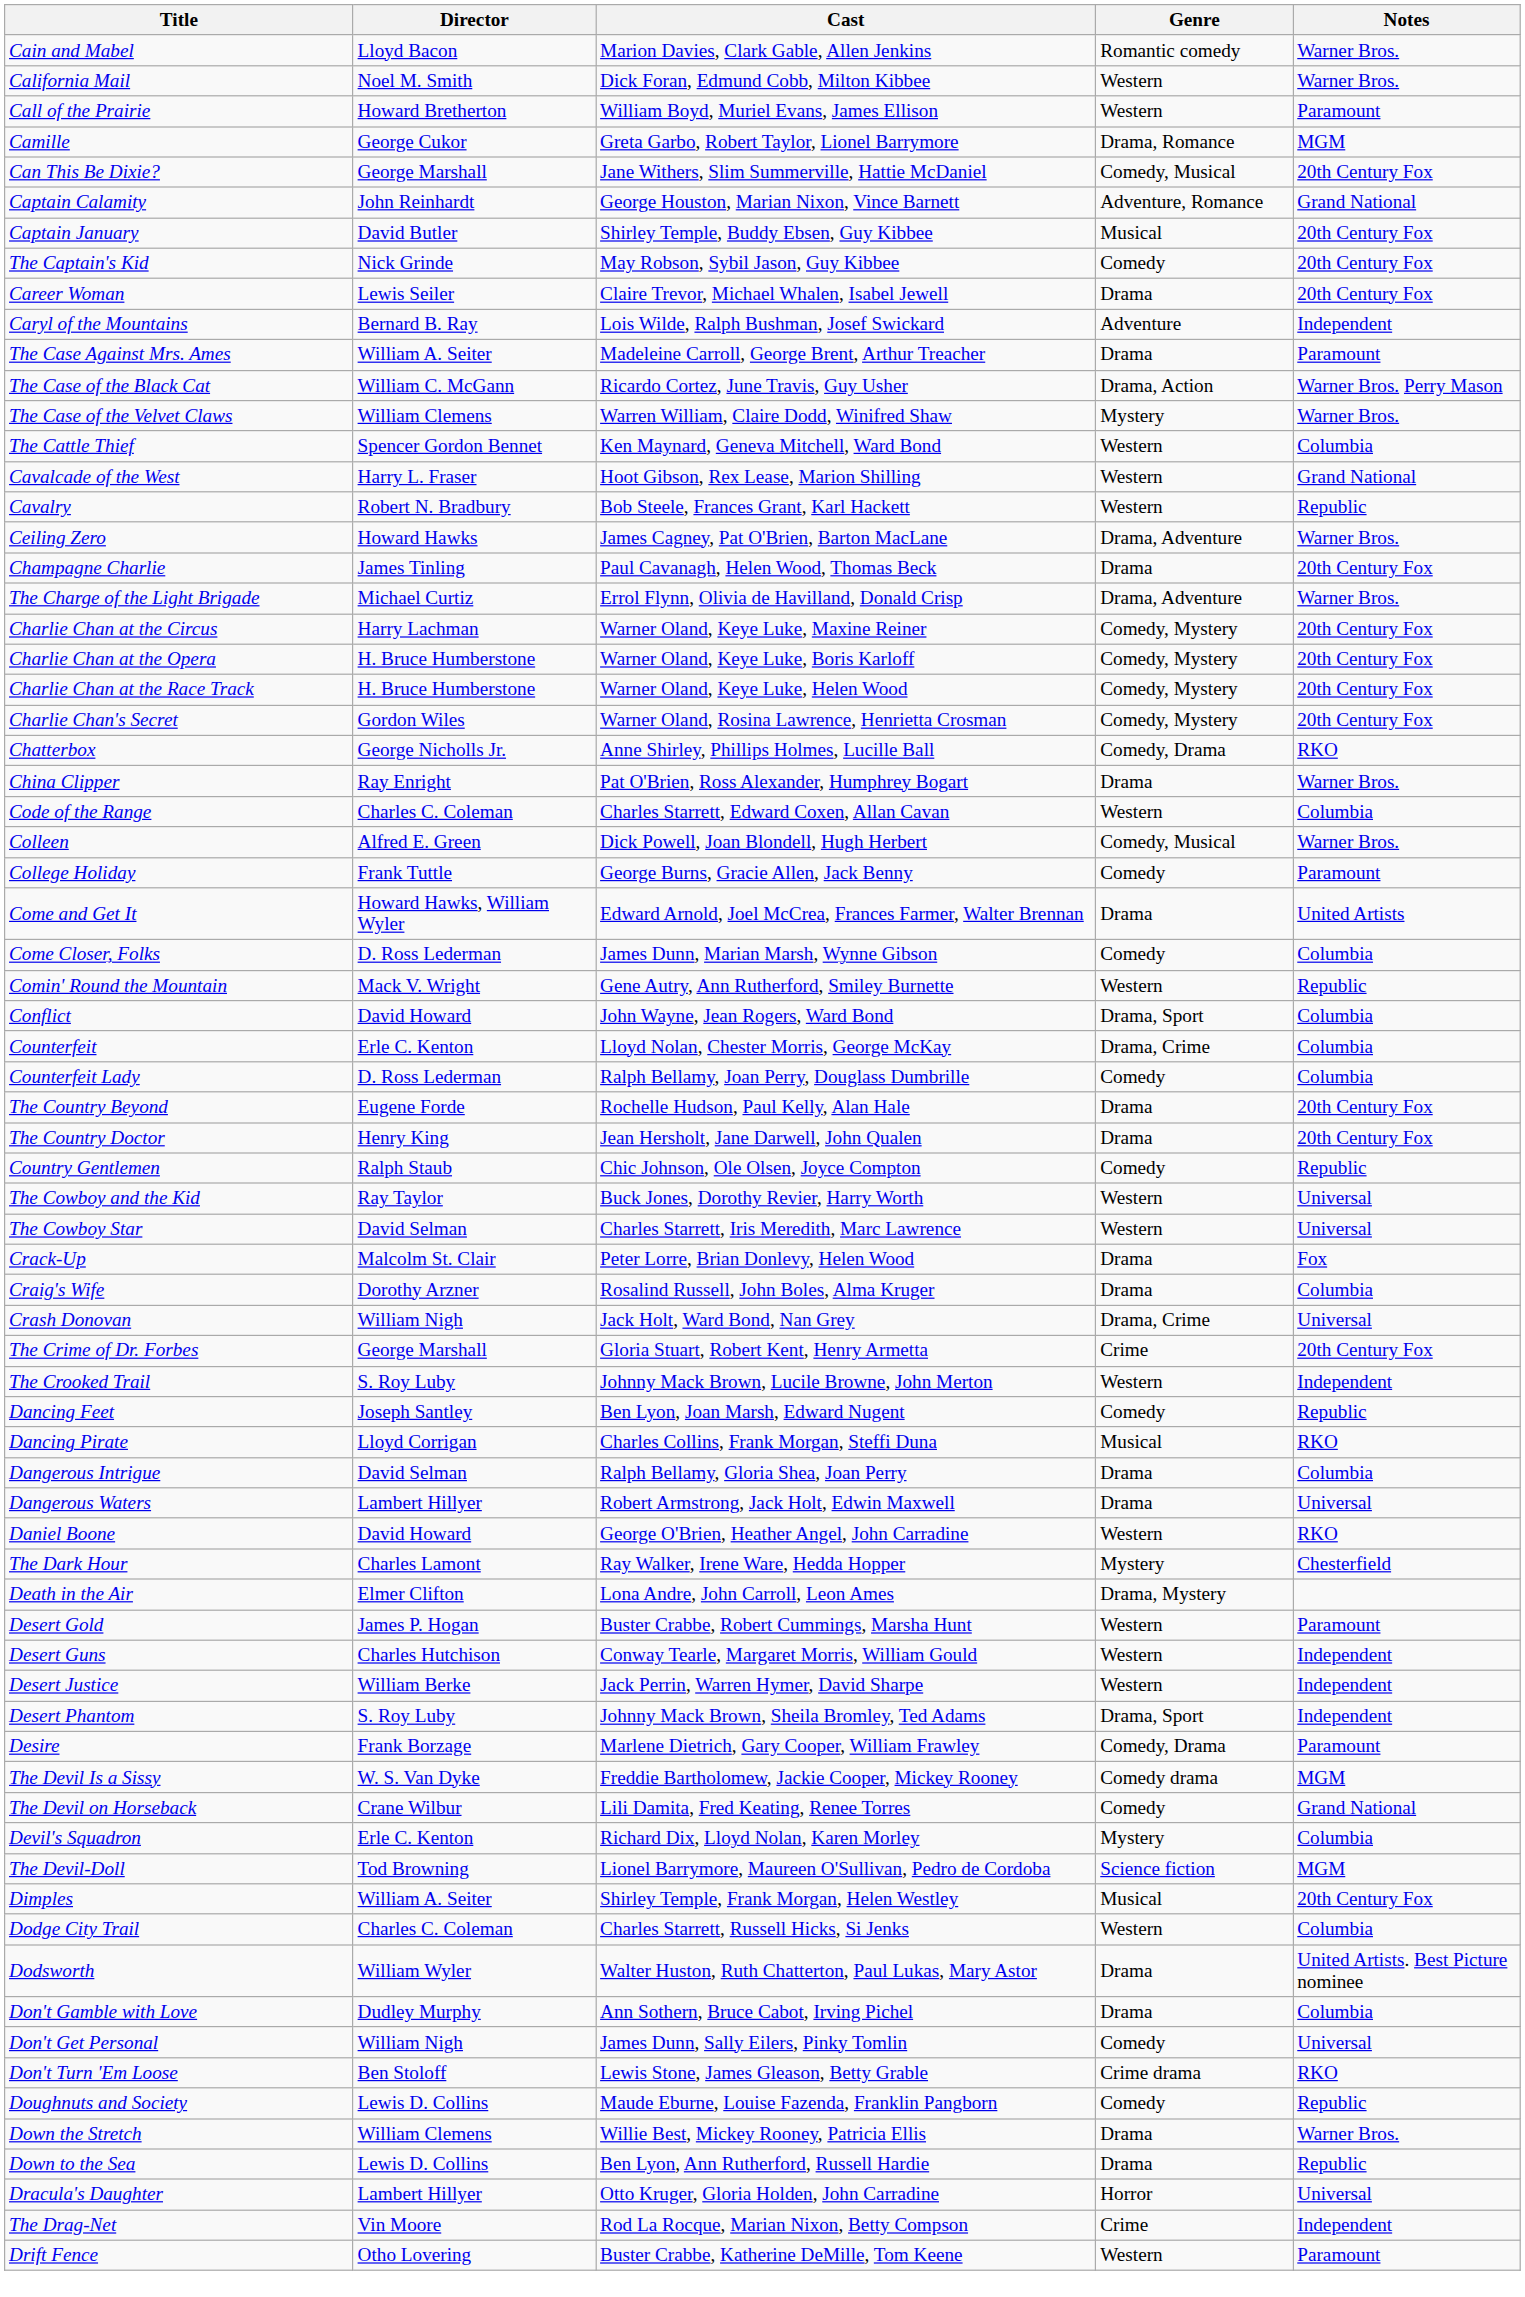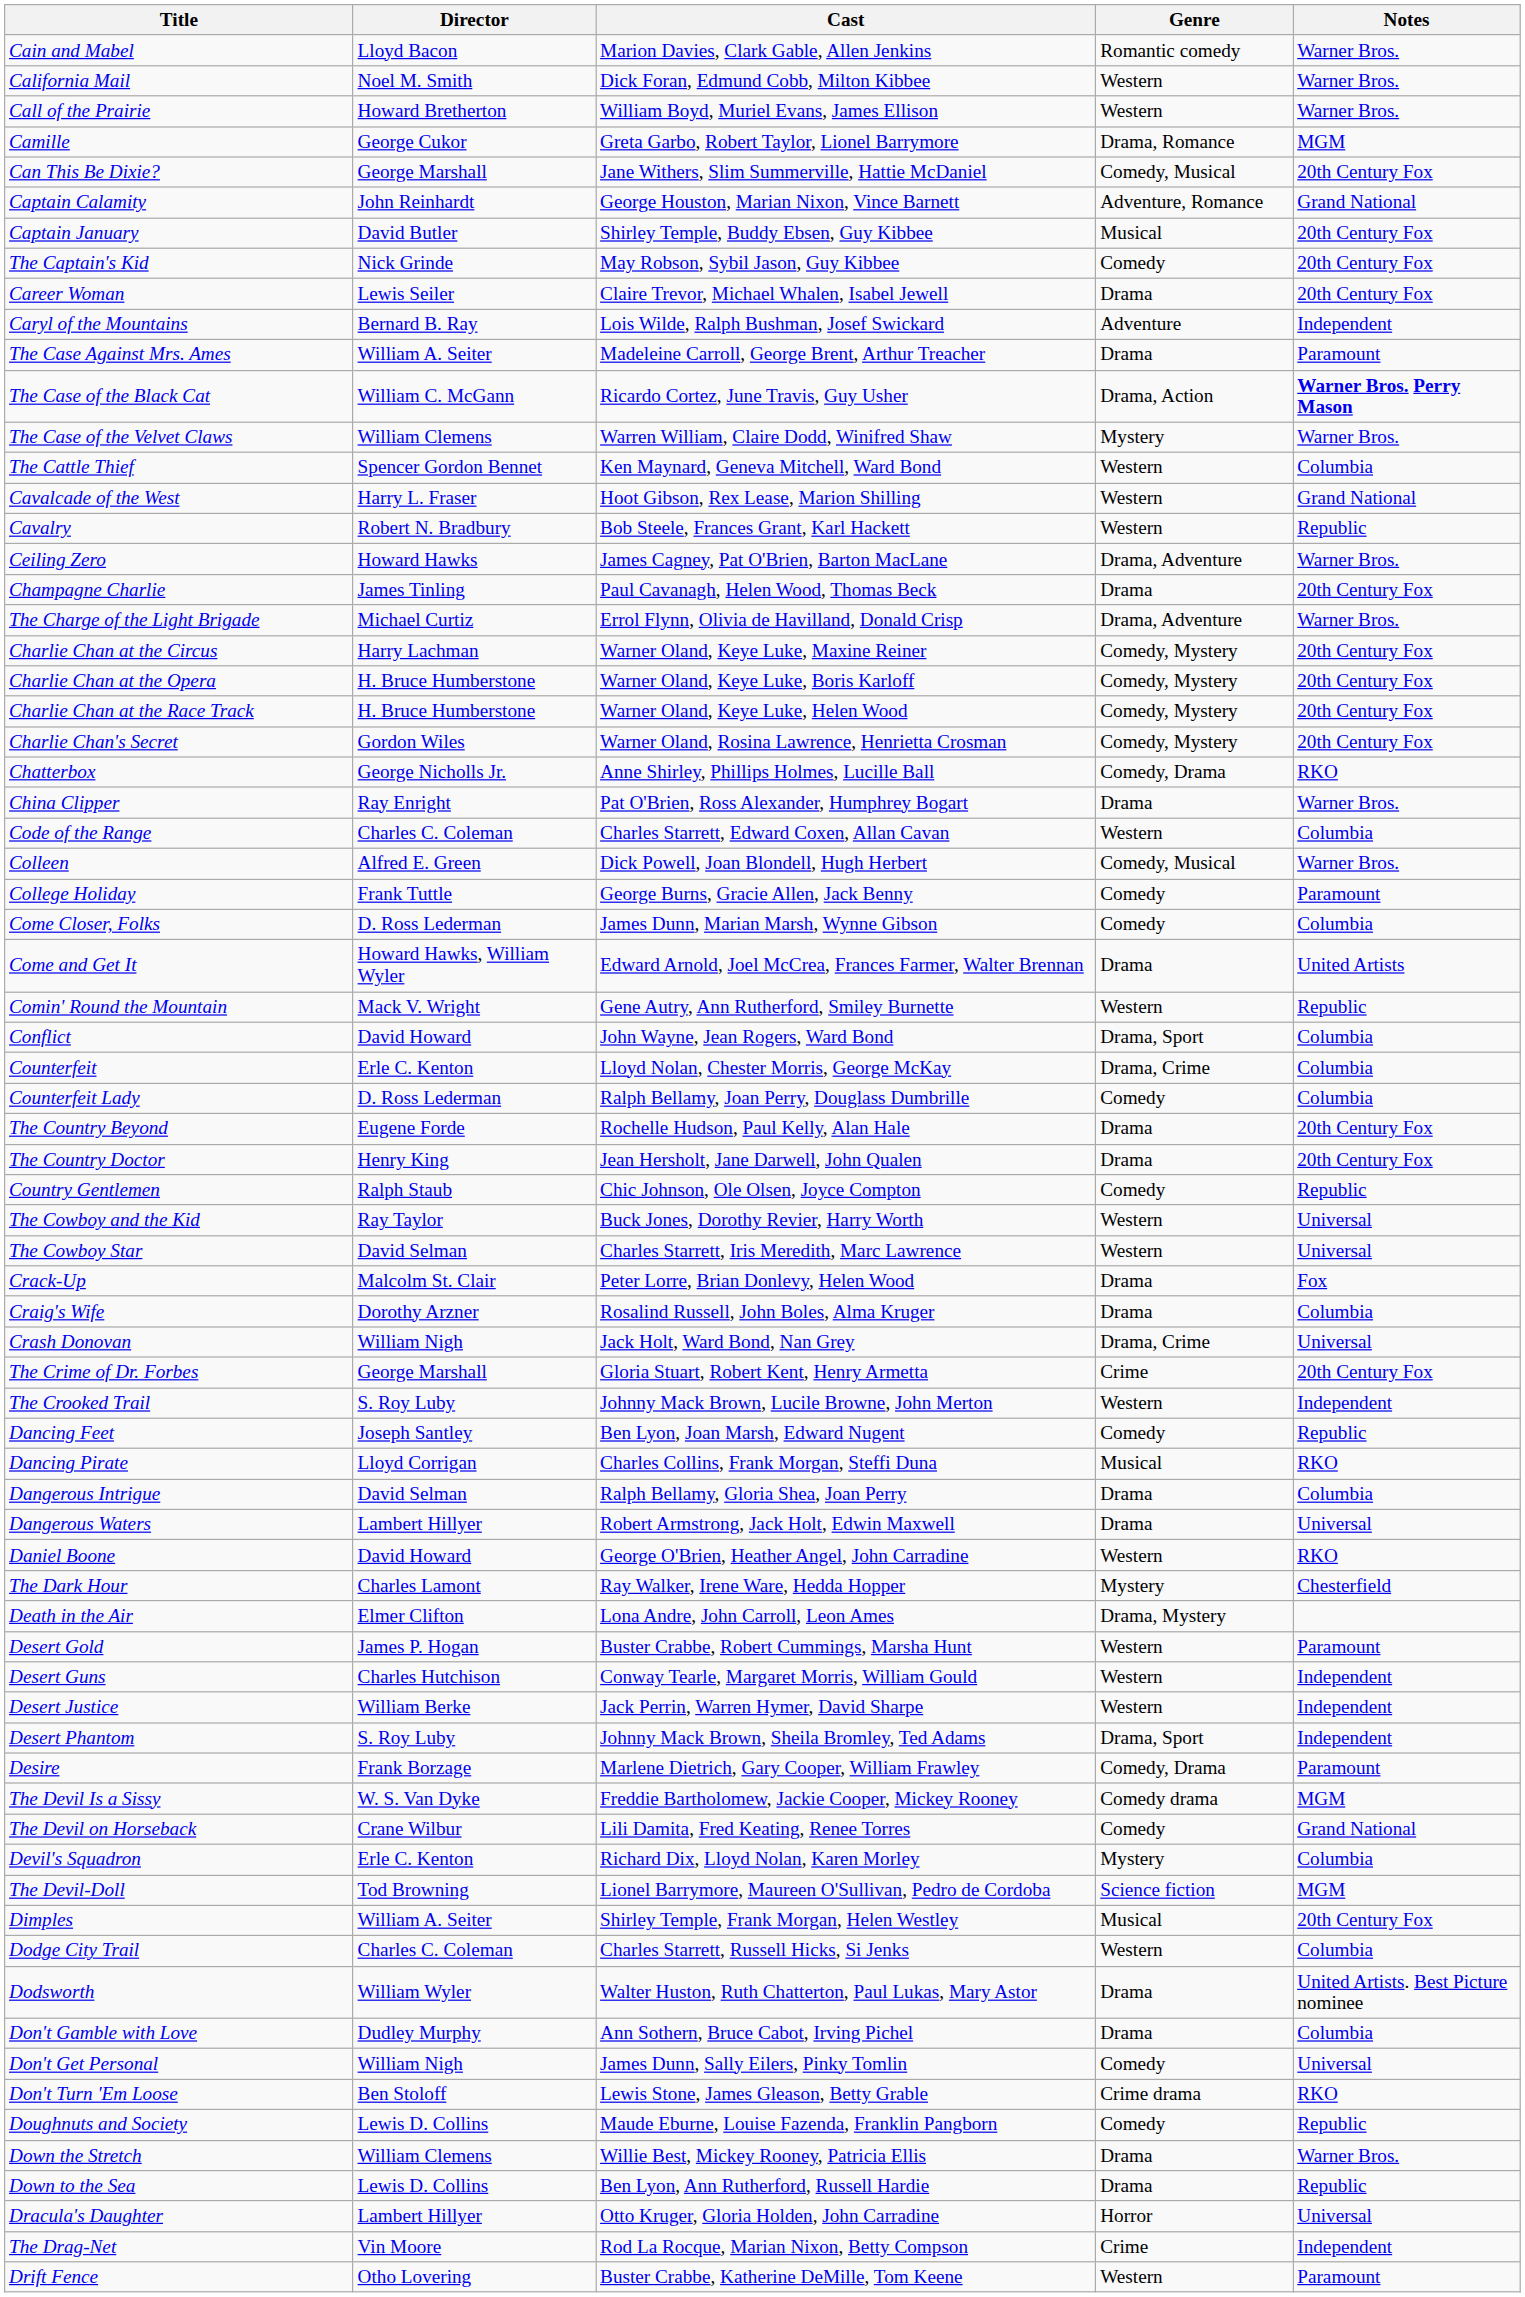(1339, 111) Paramount -> (1348, 111) Warner Bros.
(1400, 385) normal -> (1379, 395) bold
rows swapped: (73, 913) <-> (84, 954)
